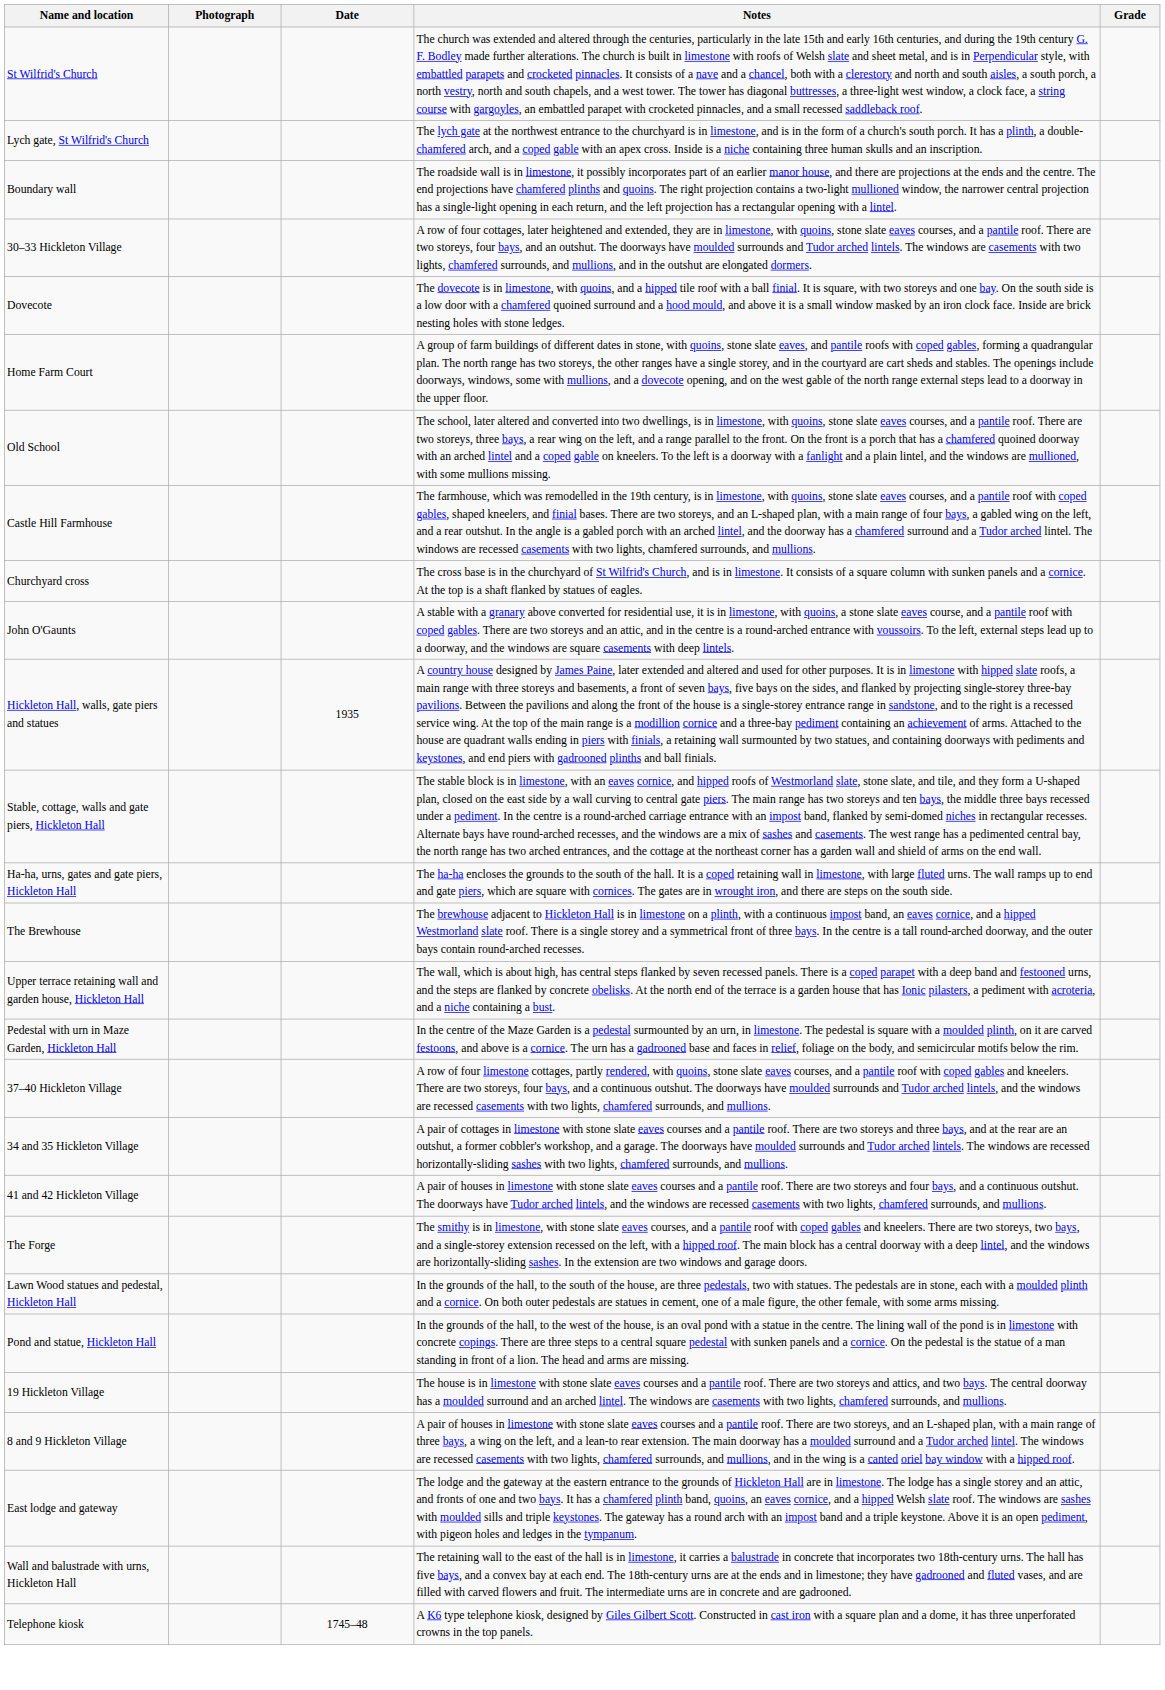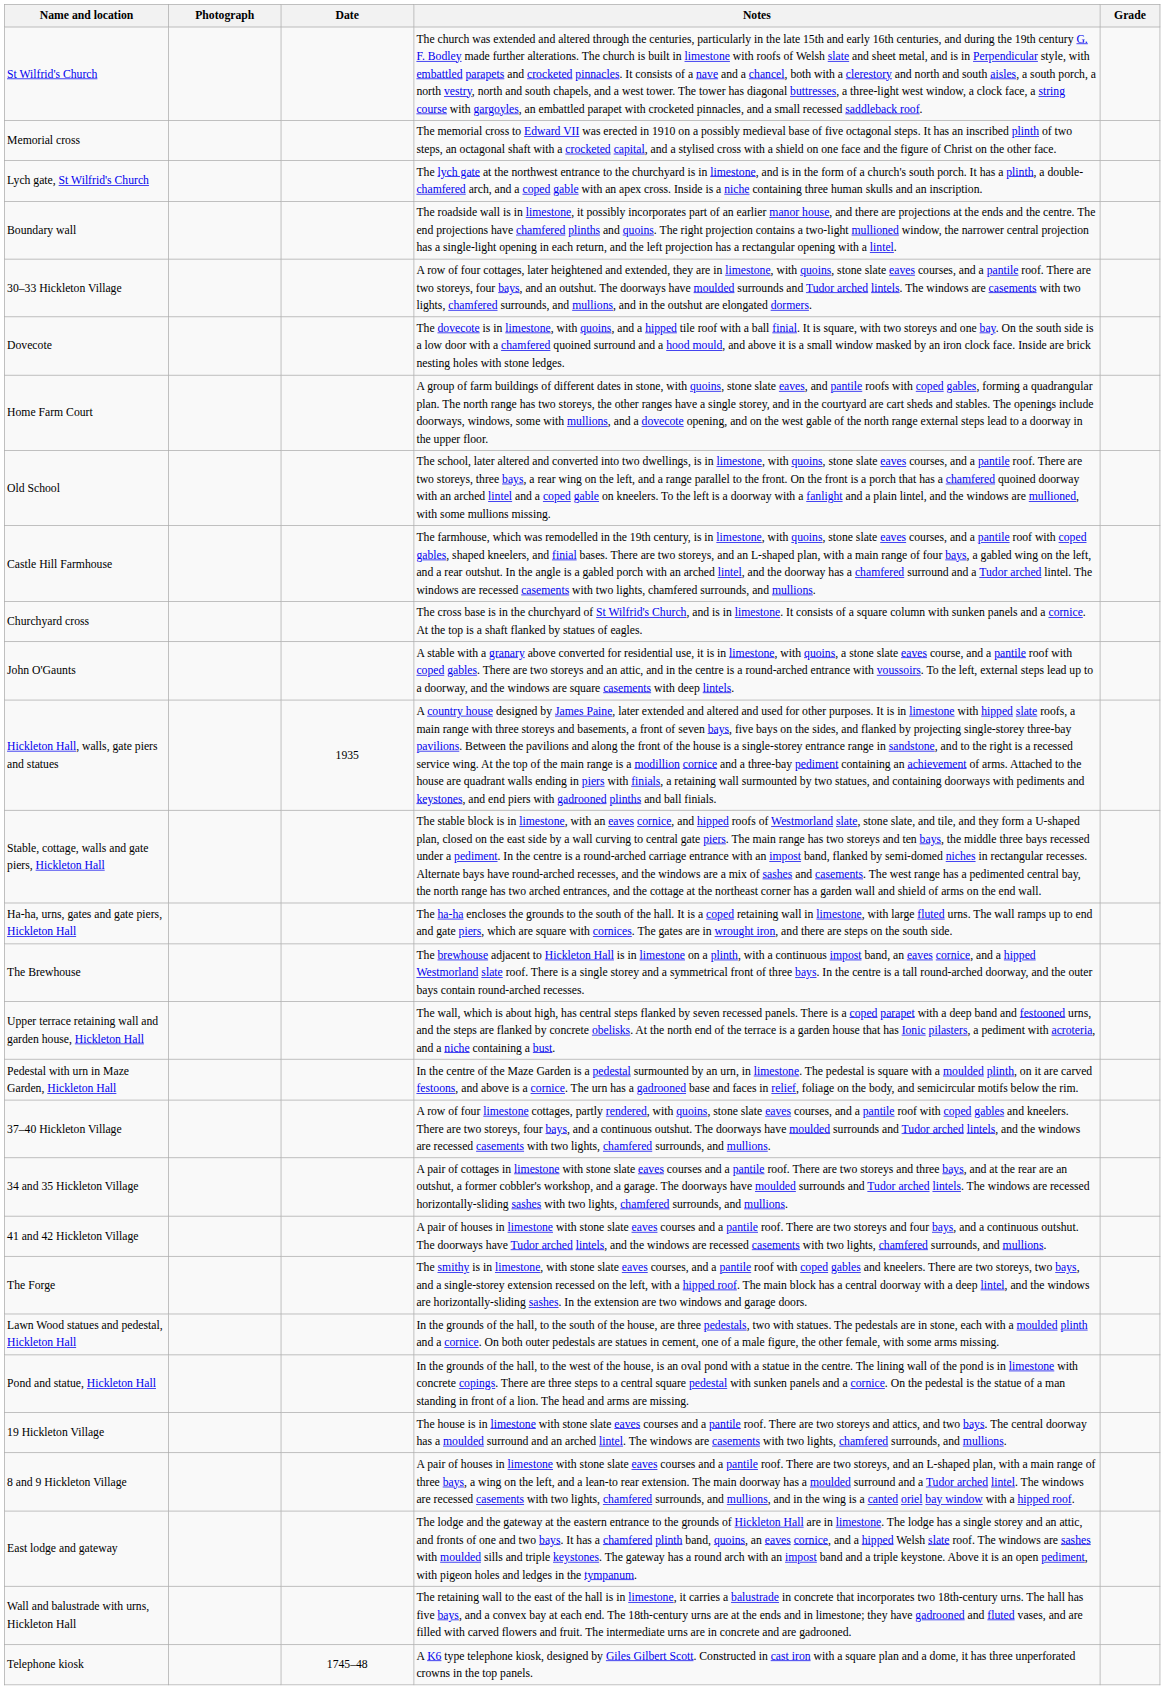+ row: (44, 140)
